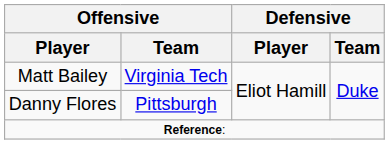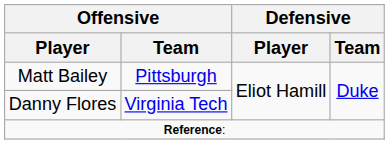(176, 76) Virginia Tech -> (176, 76) Pittsburgh
(176, 104) Pittsburgh -> (176, 104) Virginia Tech
